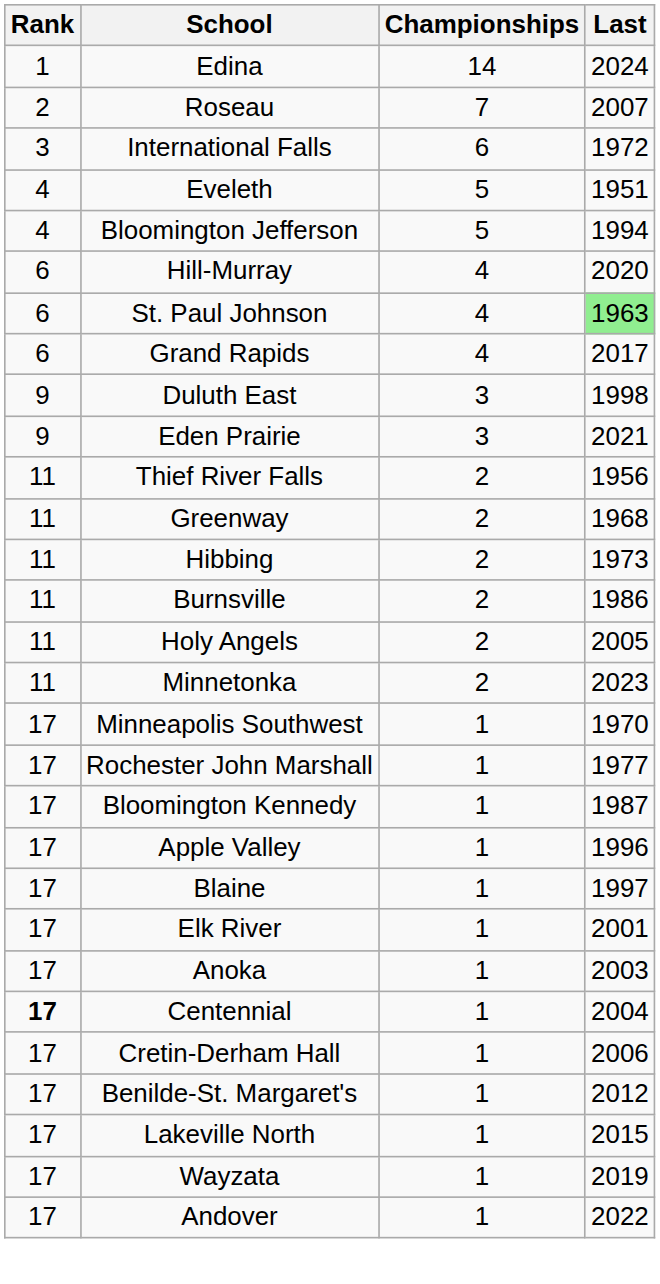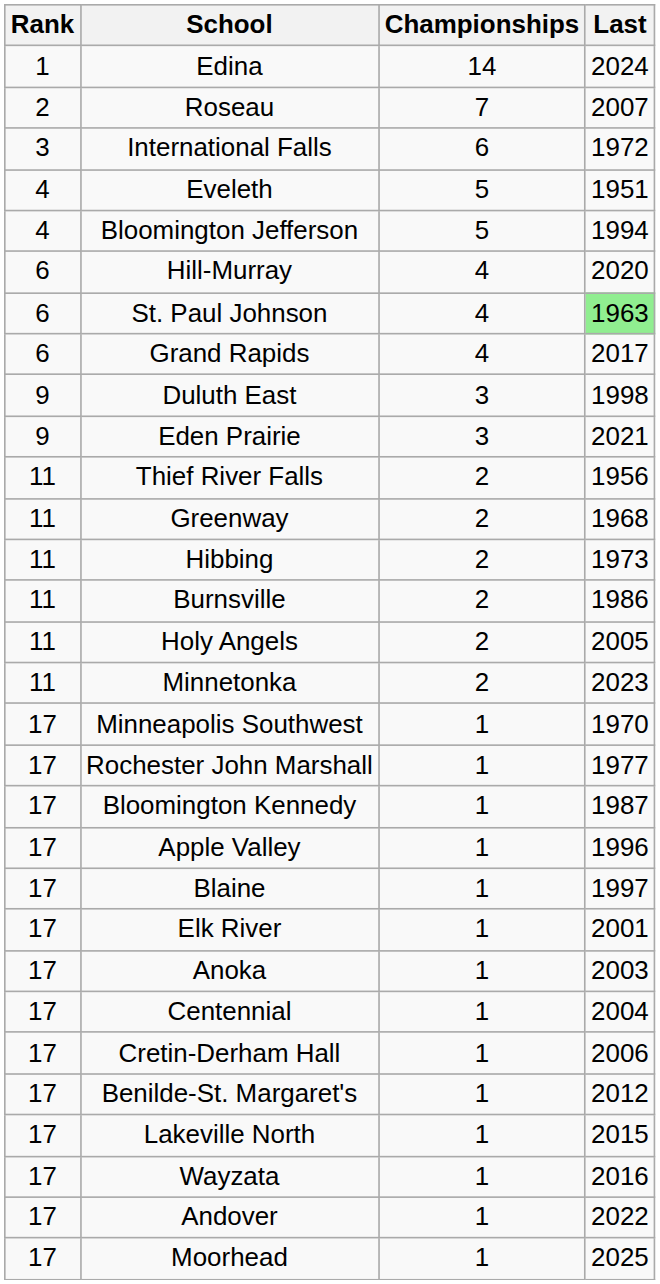(42, 1011) bold -> (42, 1011) normal
(620, 1176) 2019 -> (620, 1176) 2016
+ row: (229, 1258)
